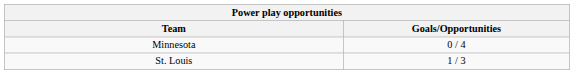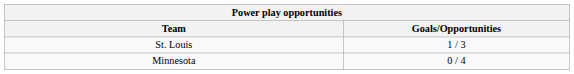rows swapped: (174, 61) <-> (174, 45)
